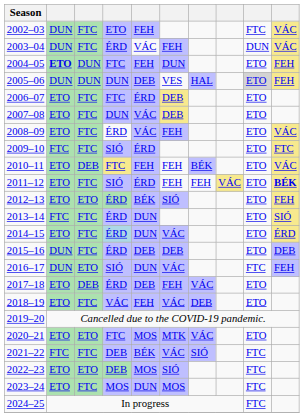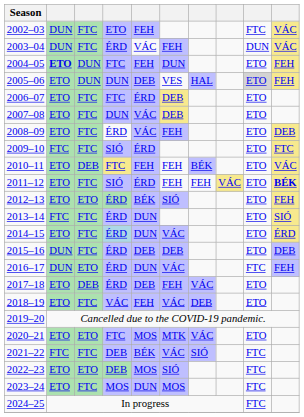(61, 81) DUN -> (60, 81) ETO
(285, 132) VÁC -> (285, 132) DEB
(114, 268) SIÓ -> (116, 268) ÉRD
